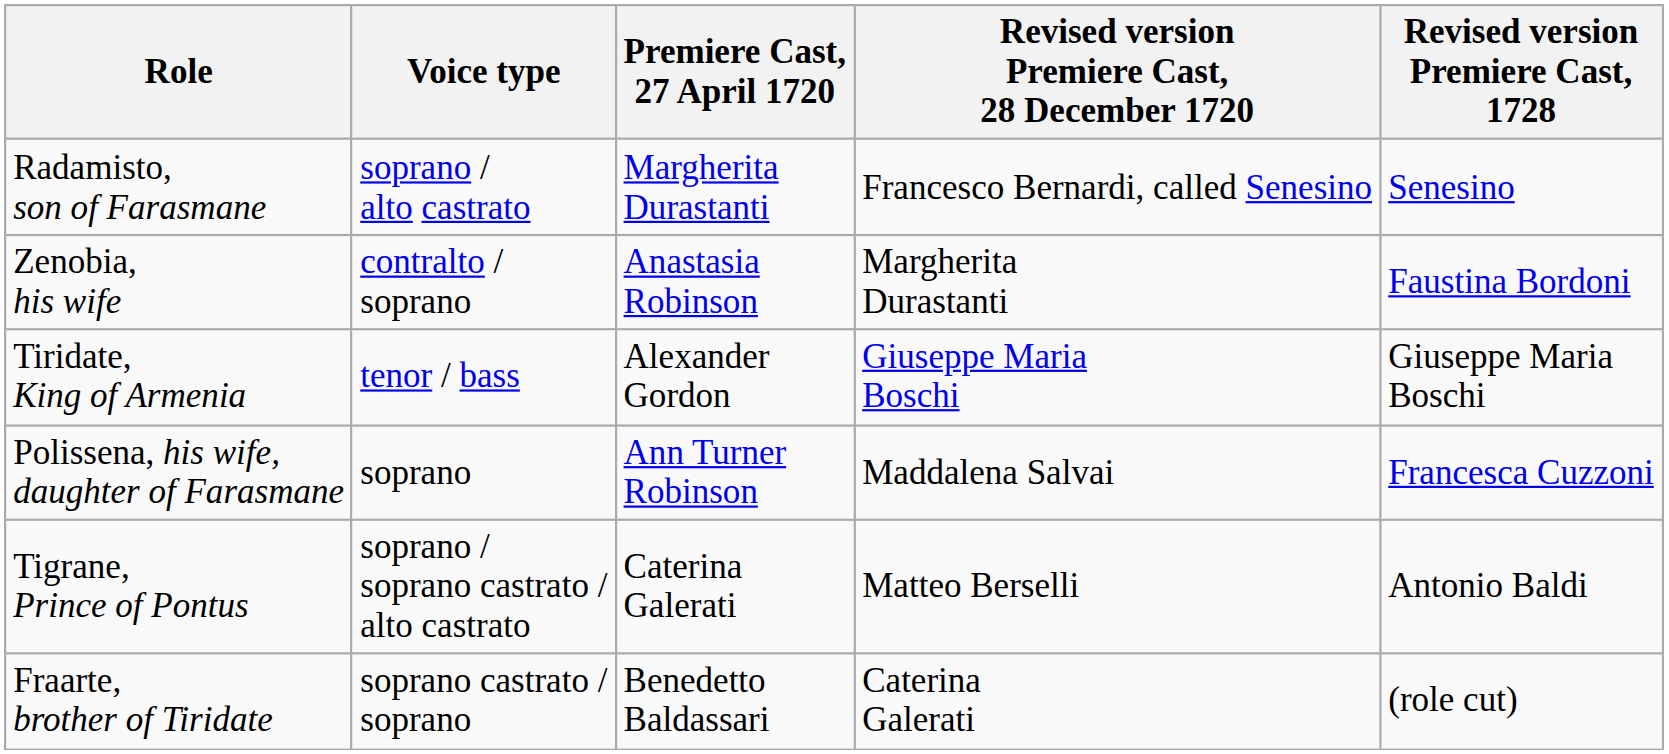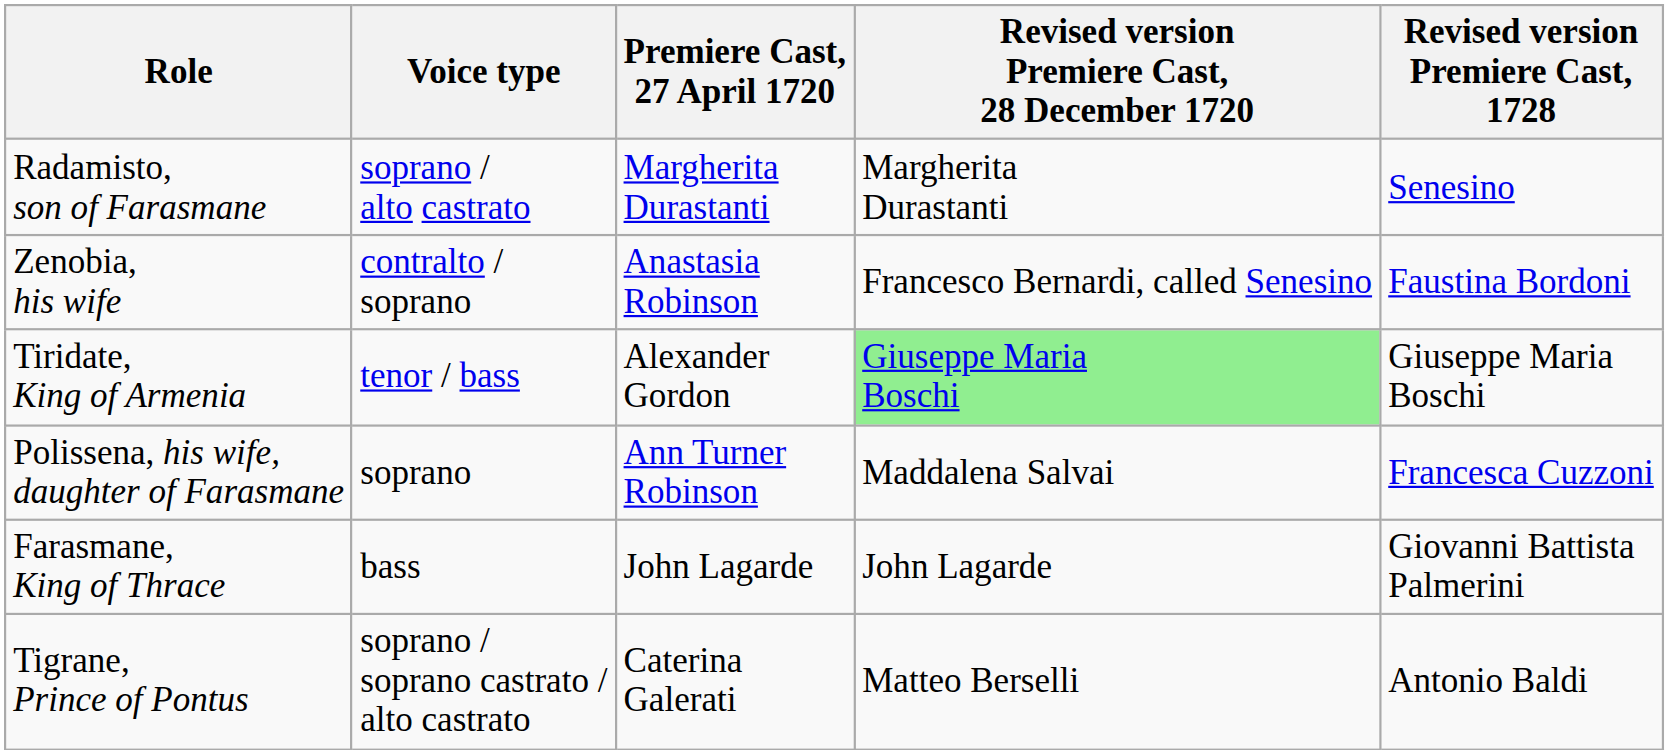(1117, 186) Francesco Bernardi, called Senesino -> (940, 186) Margherita Durastanti
(940, 281) Margherita Durastanti -> (1117, 281) Francesco Bernardi, called Senesino
(975, 376) no background -> (975, 376) lightgreen background
+ row: (119, 566)
- row: (143, 700)
